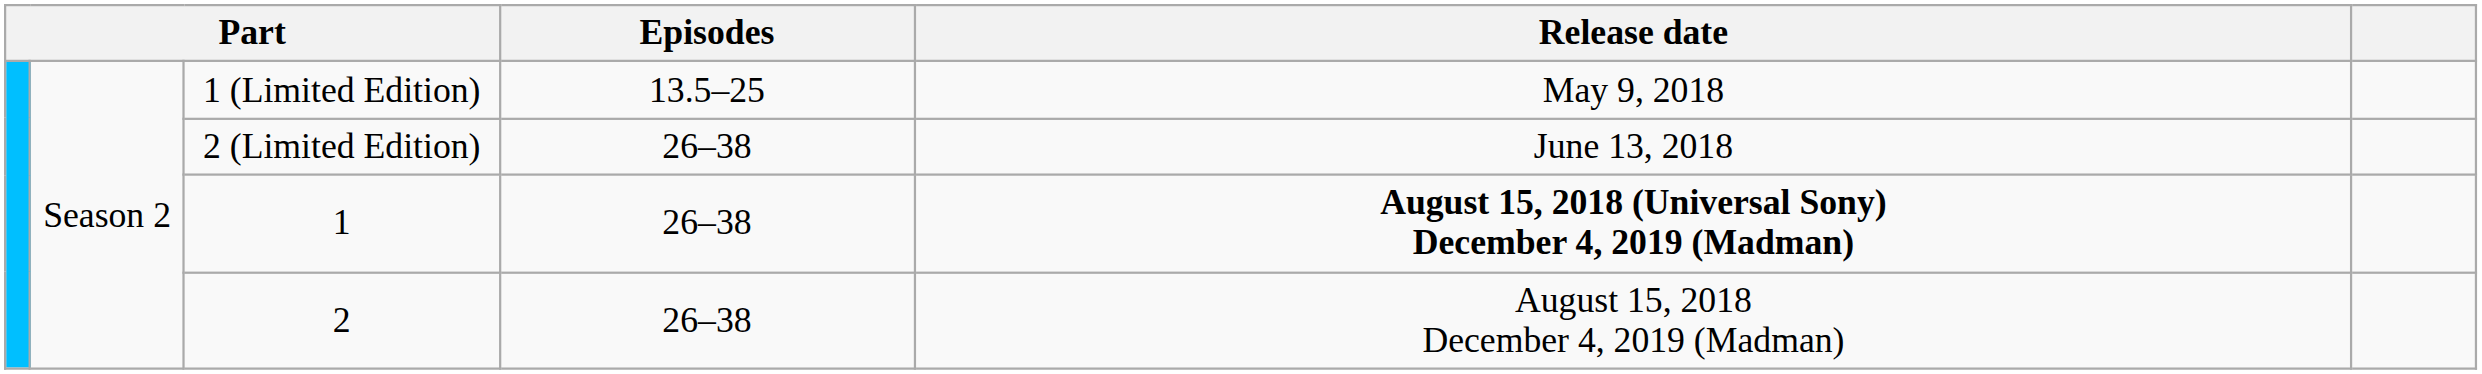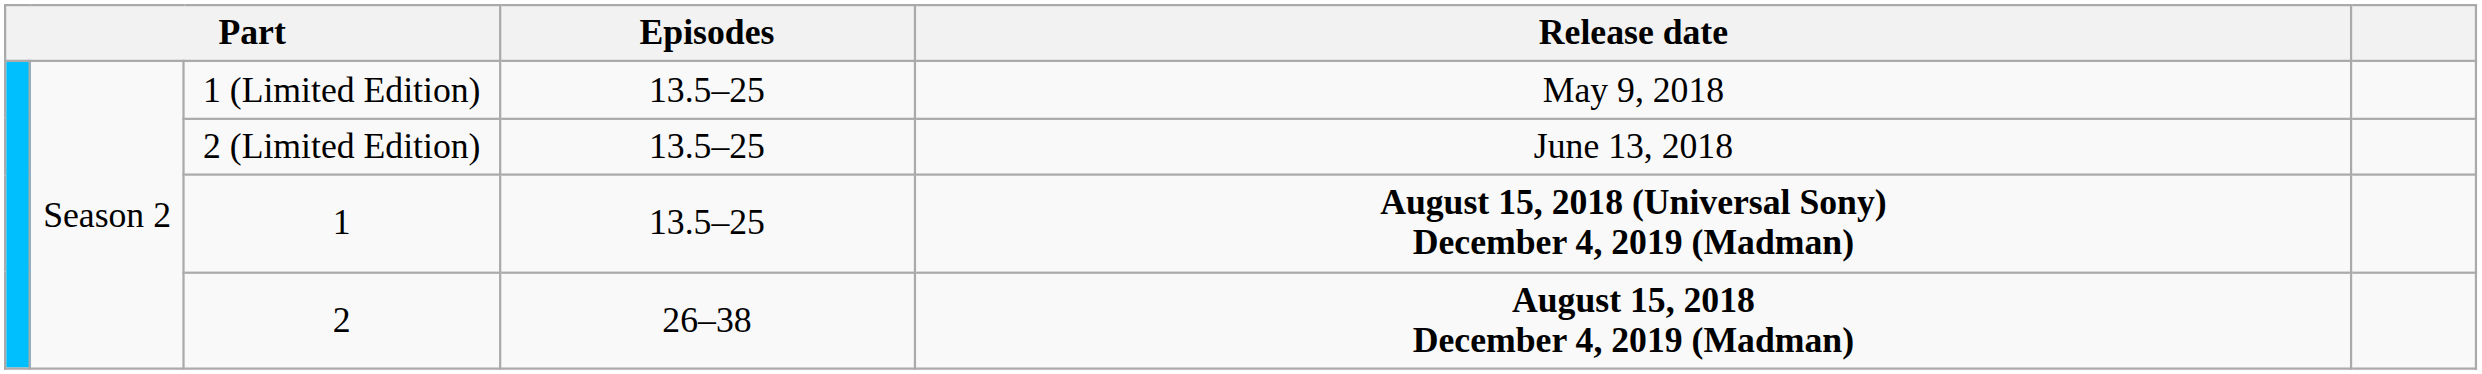(707, 145) 26–38 -> (707, 145) 13.5–25
(707, 222) 26–38 -> (707, 222) 13.5–25
(1633, 319) normal -> (1633, 319) bold
